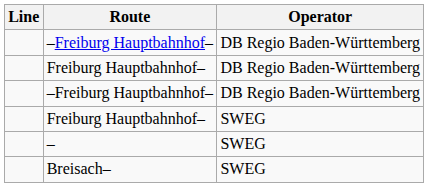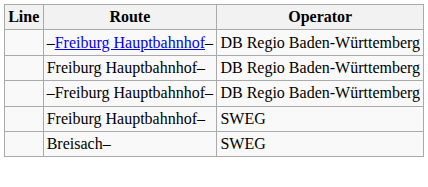- row: (51, 144)
